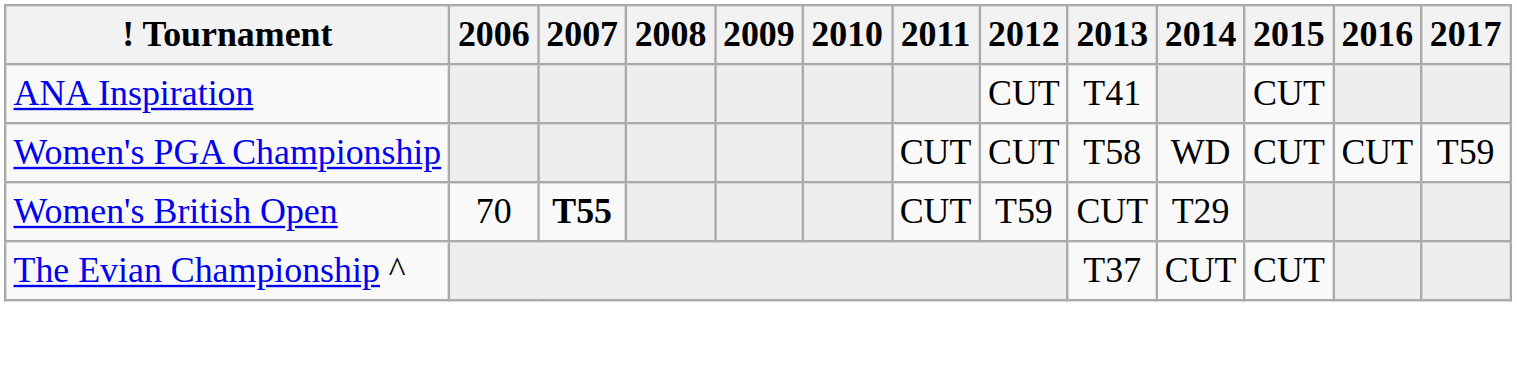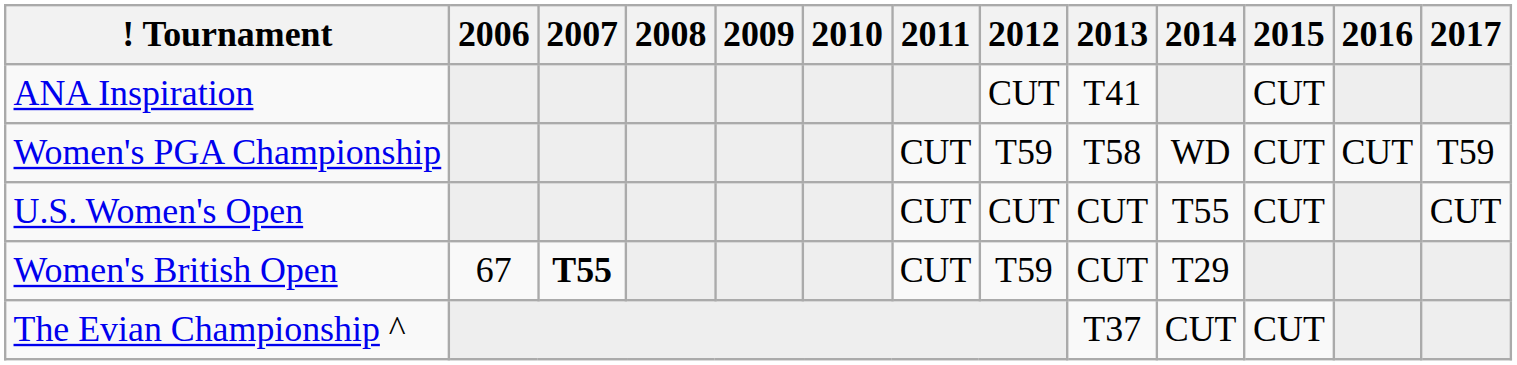(1024, 152) CUT -> (1024, 152) T59
+ row: (158, 211)
(494, 211) 70 -> (494, 270) 67
